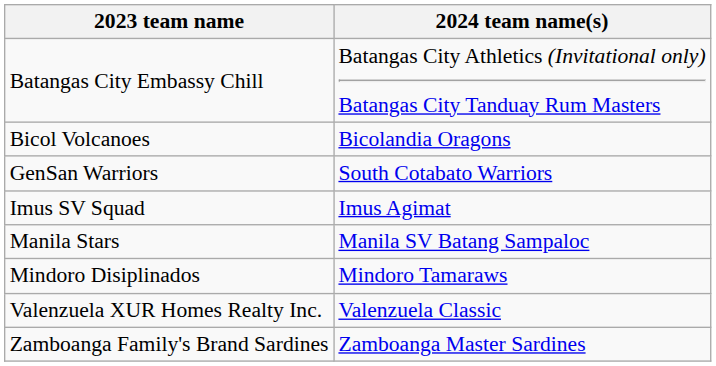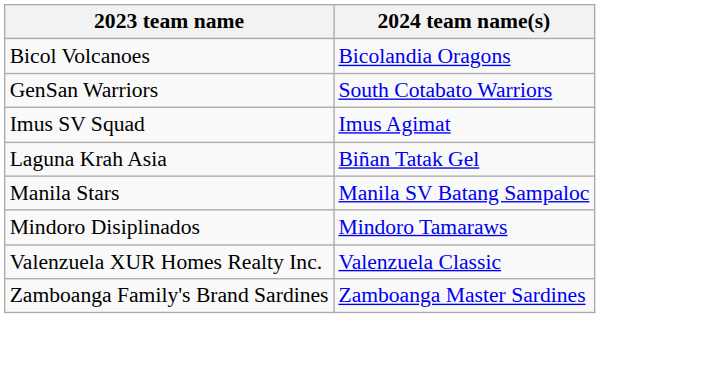- row: (137, 80)
+ row: (88, 158)
